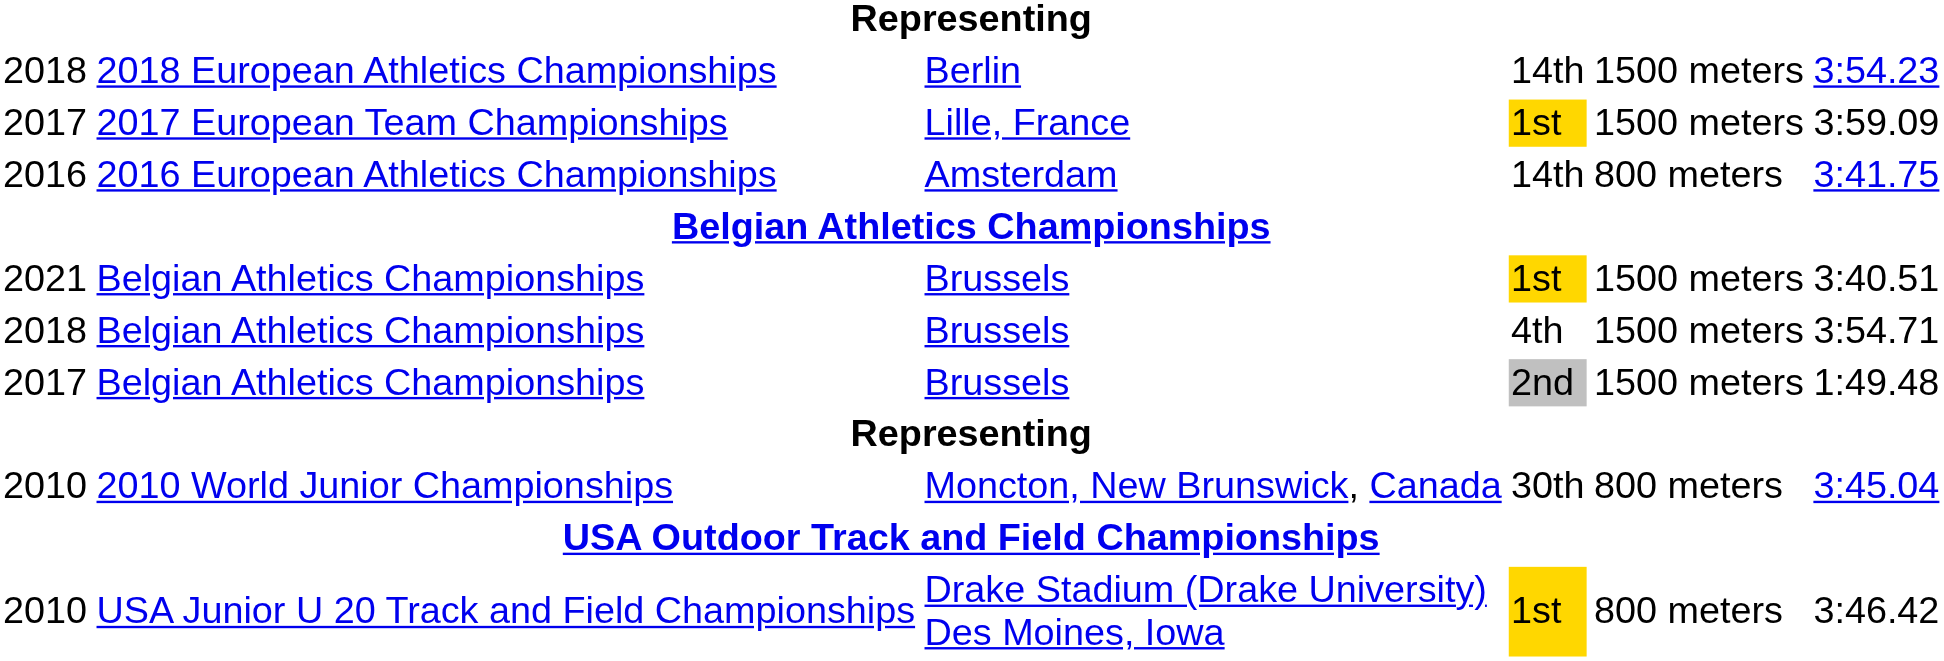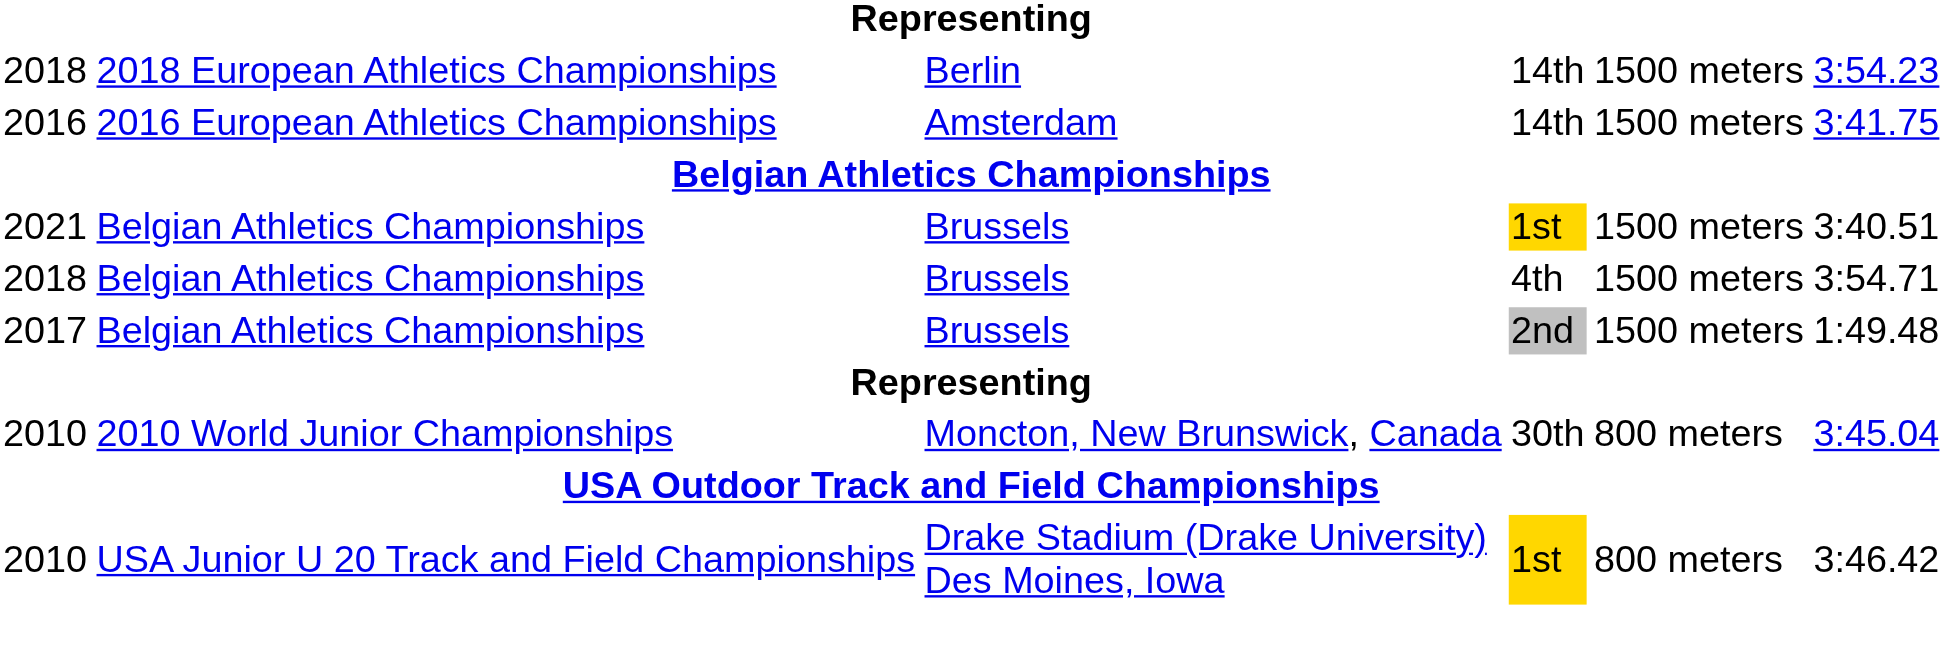- row: (45, 122)
(1689, 174) 800 meters -> (1699, 122) 1500 meters
